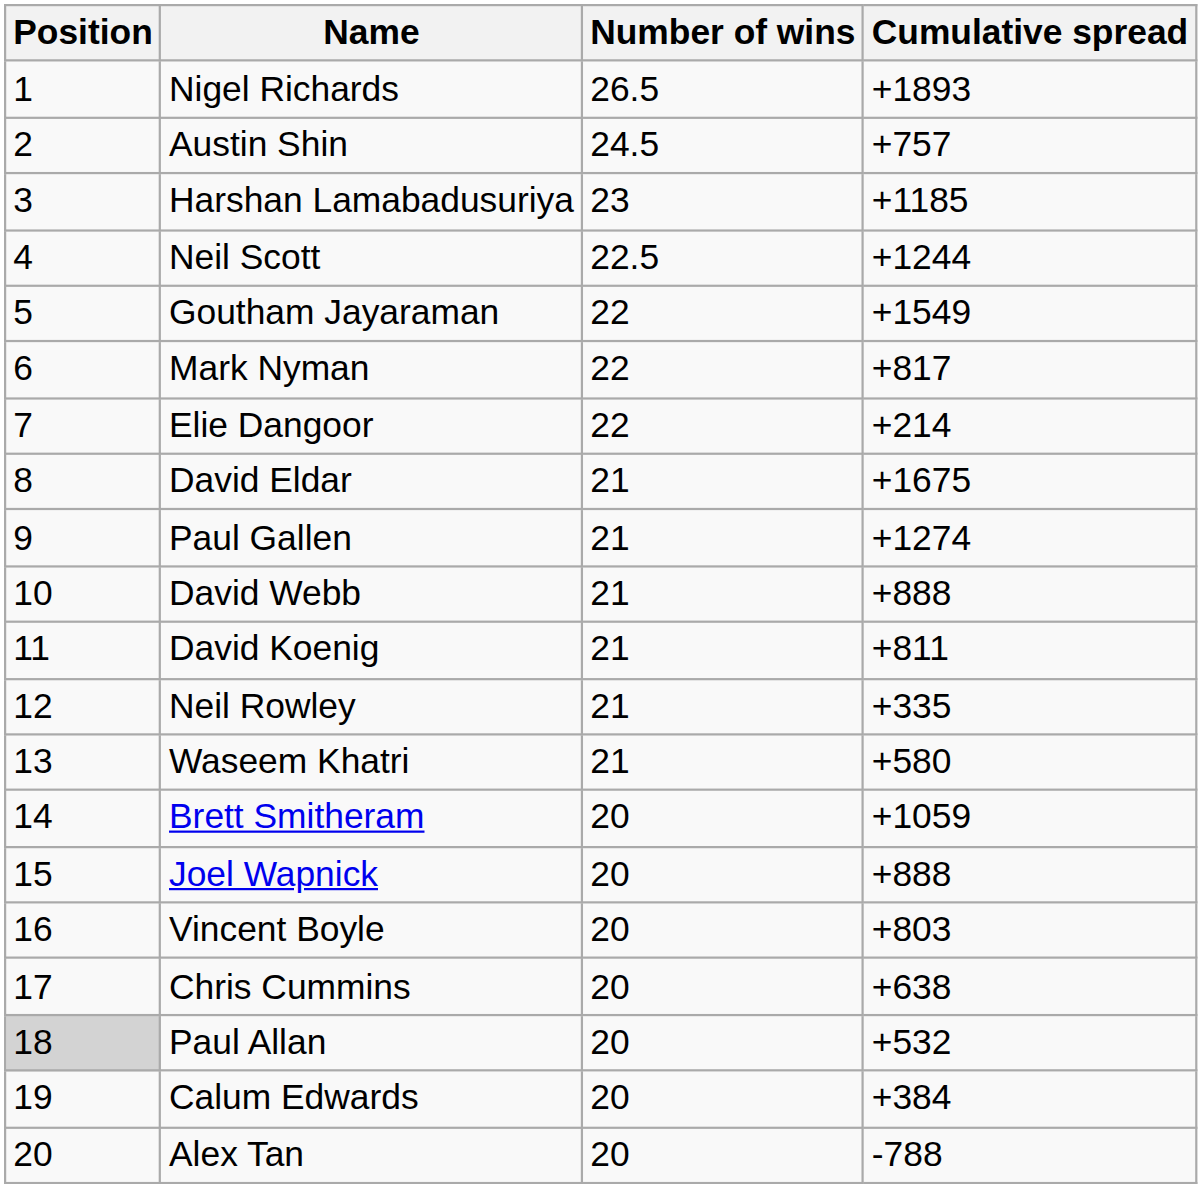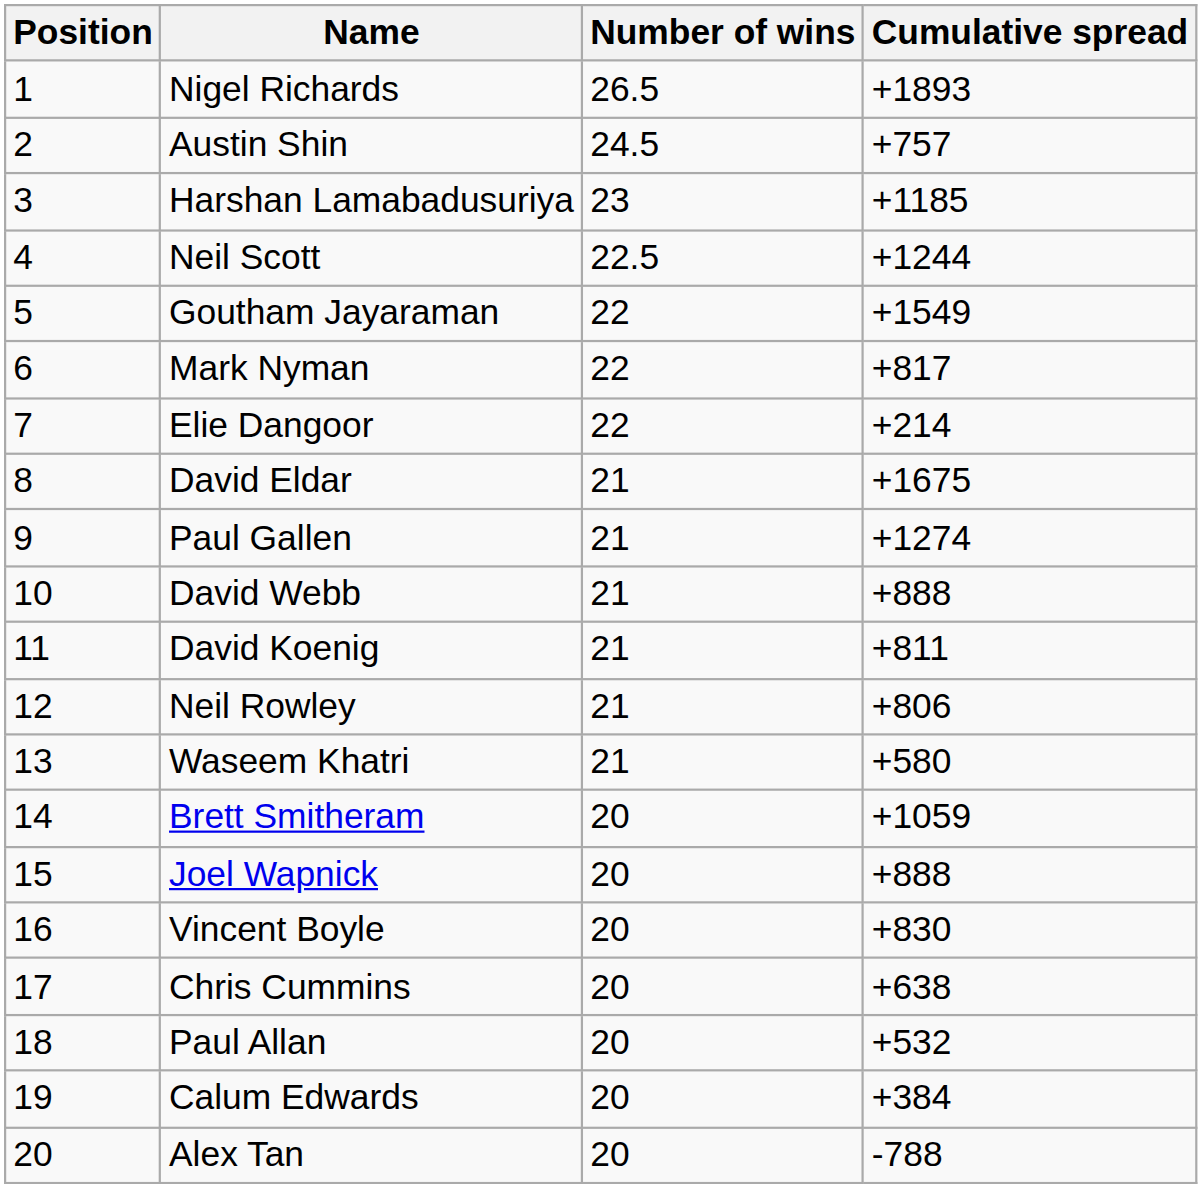(912, 705) +335 -> (912, 705) +806
(912, 929) +803 -> (912, 929) +830
(33, 1041) lightgrey background -> (33, 1041) no background
